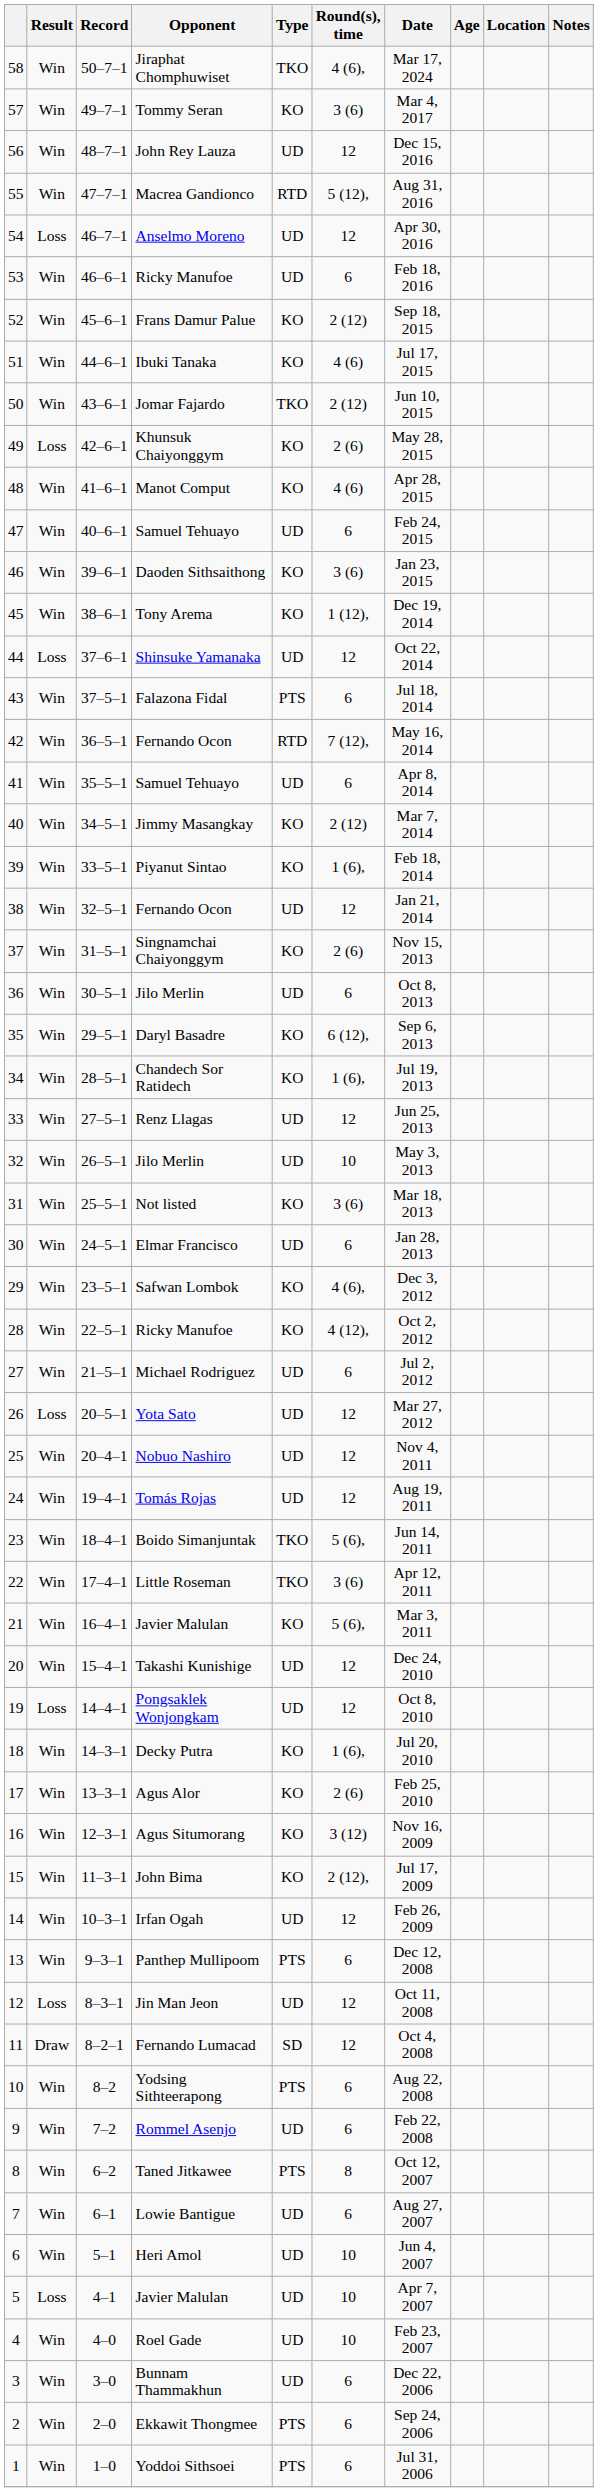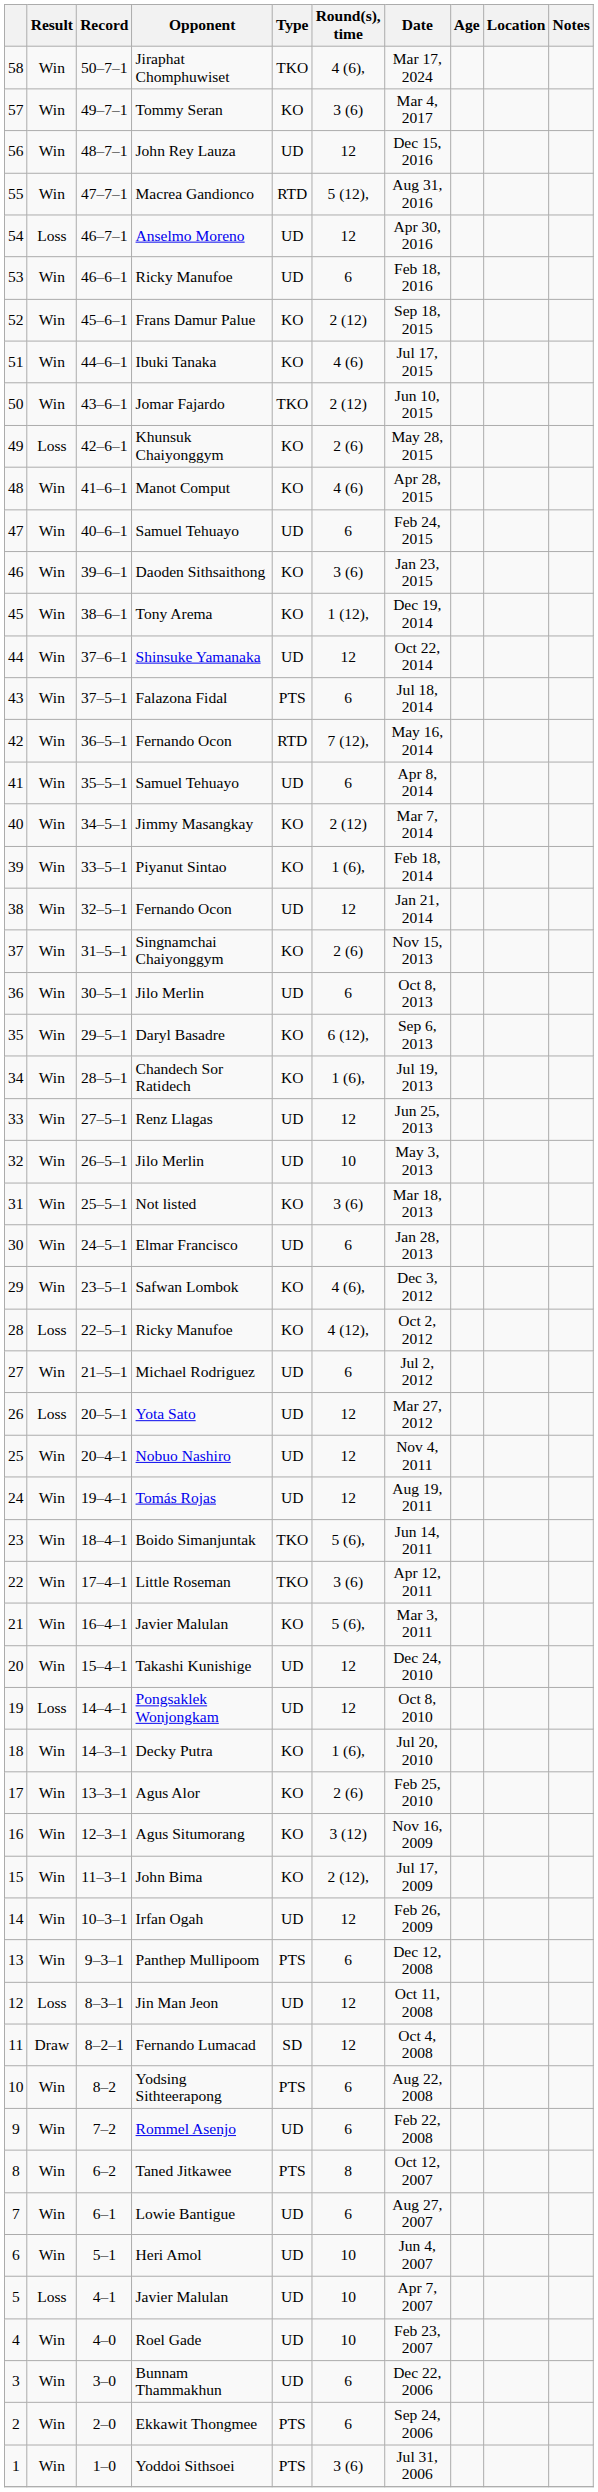(52, 656) Loss -> (52, 656) Win
(52, 1329) Win -> (52, 1329) Loss
(348, 2465) 6 -> (348, 2465) 3 (6)
